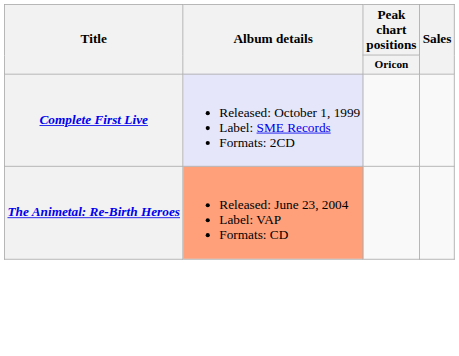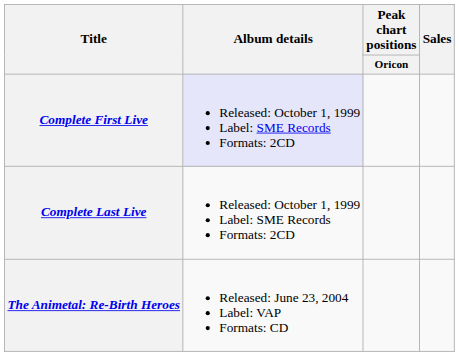+ row: (94, 212)
(273, 220) lightsalmon background -> (273, 313) no background
